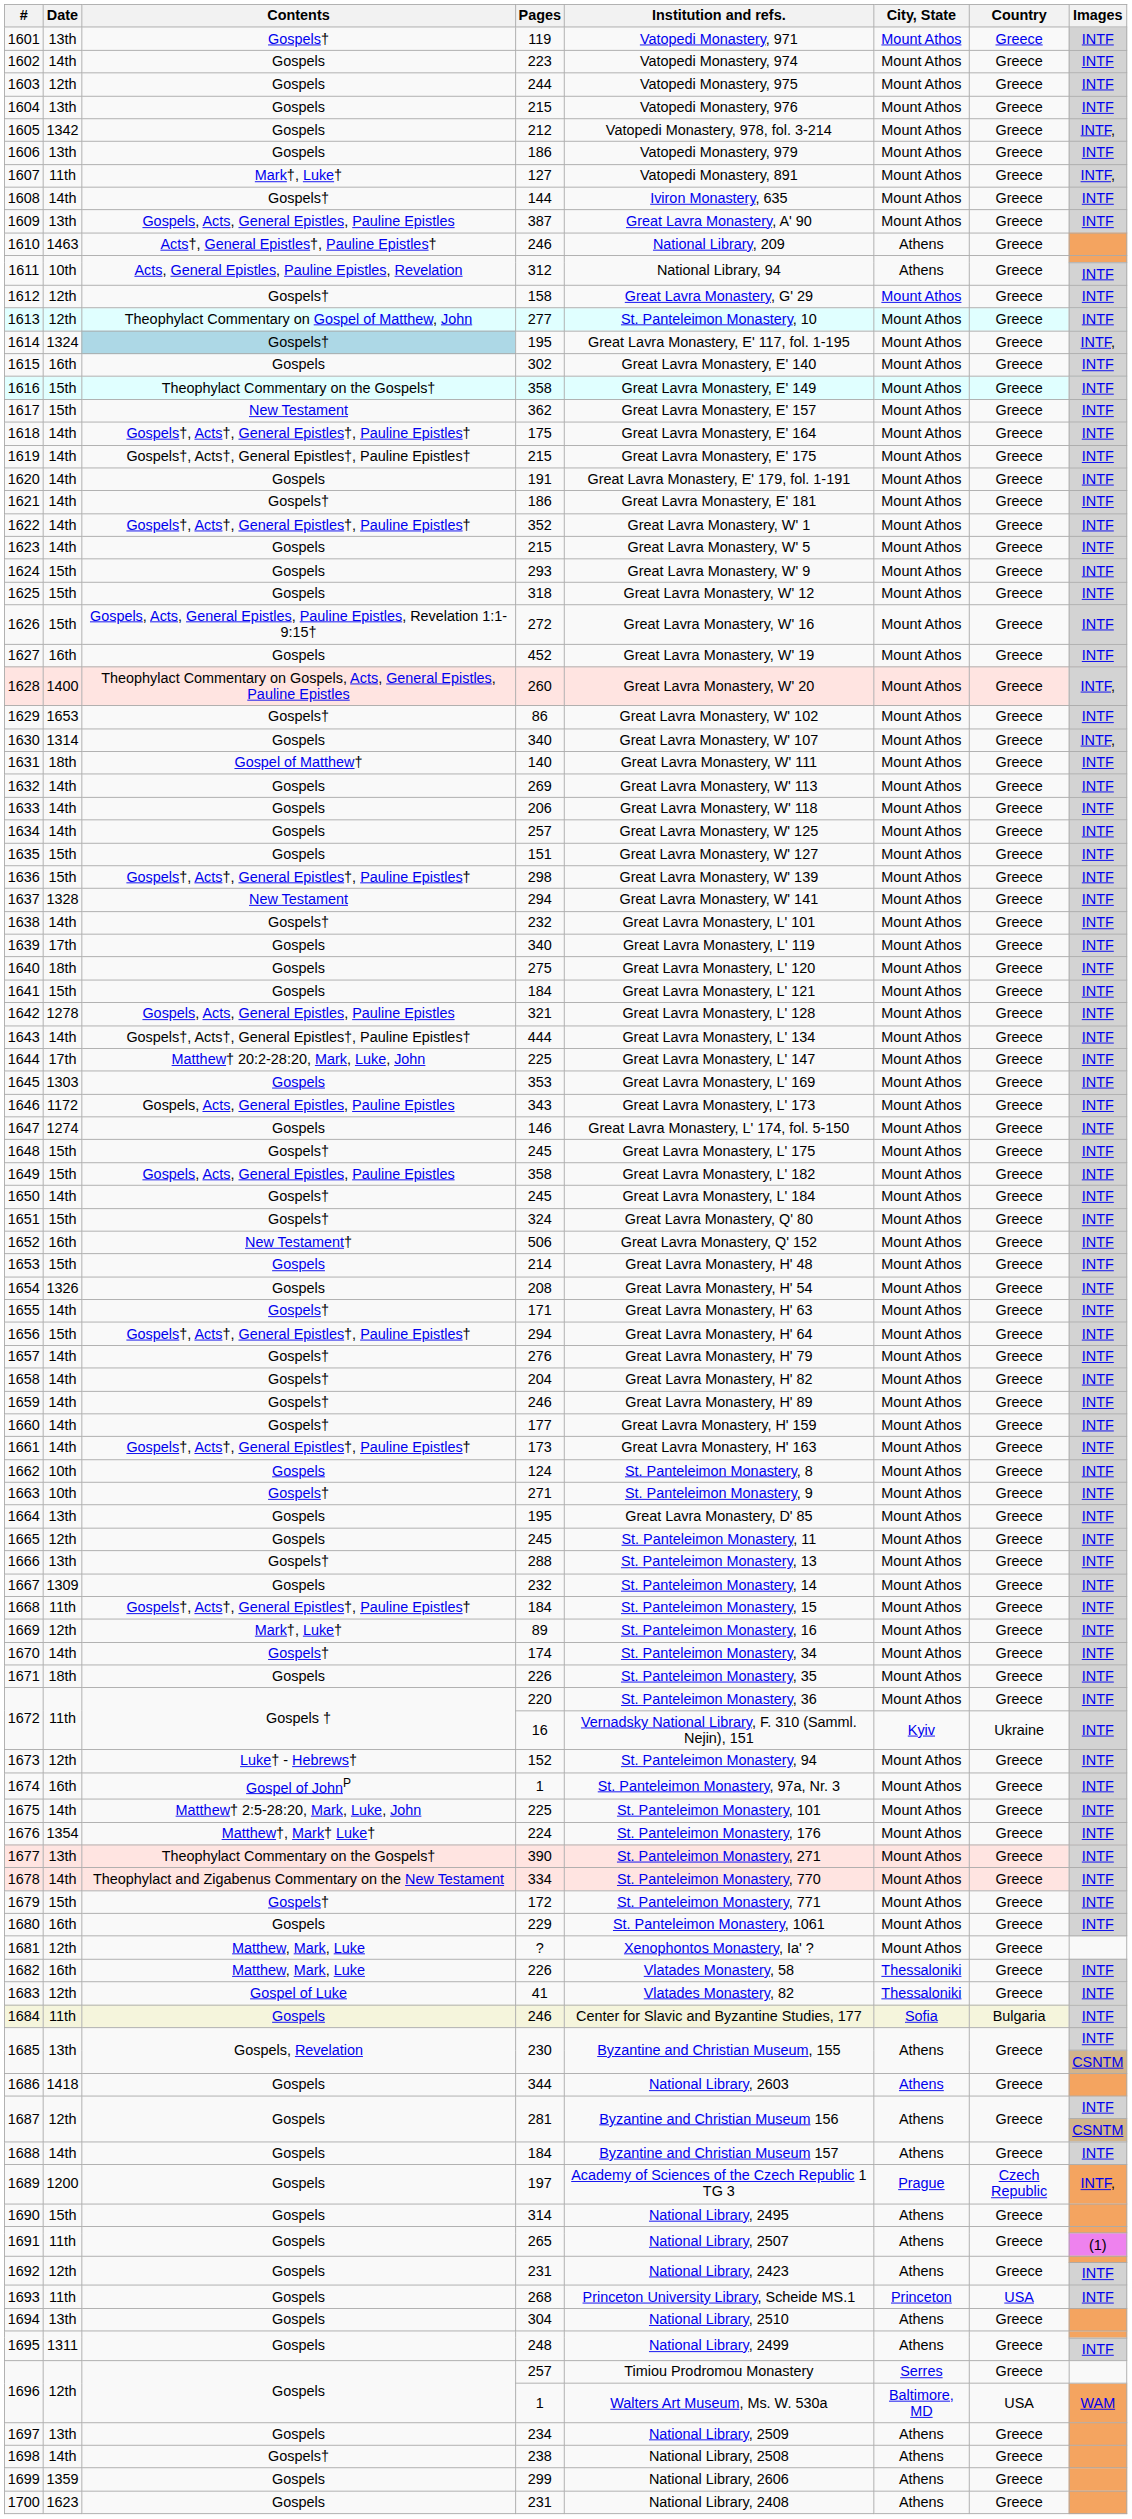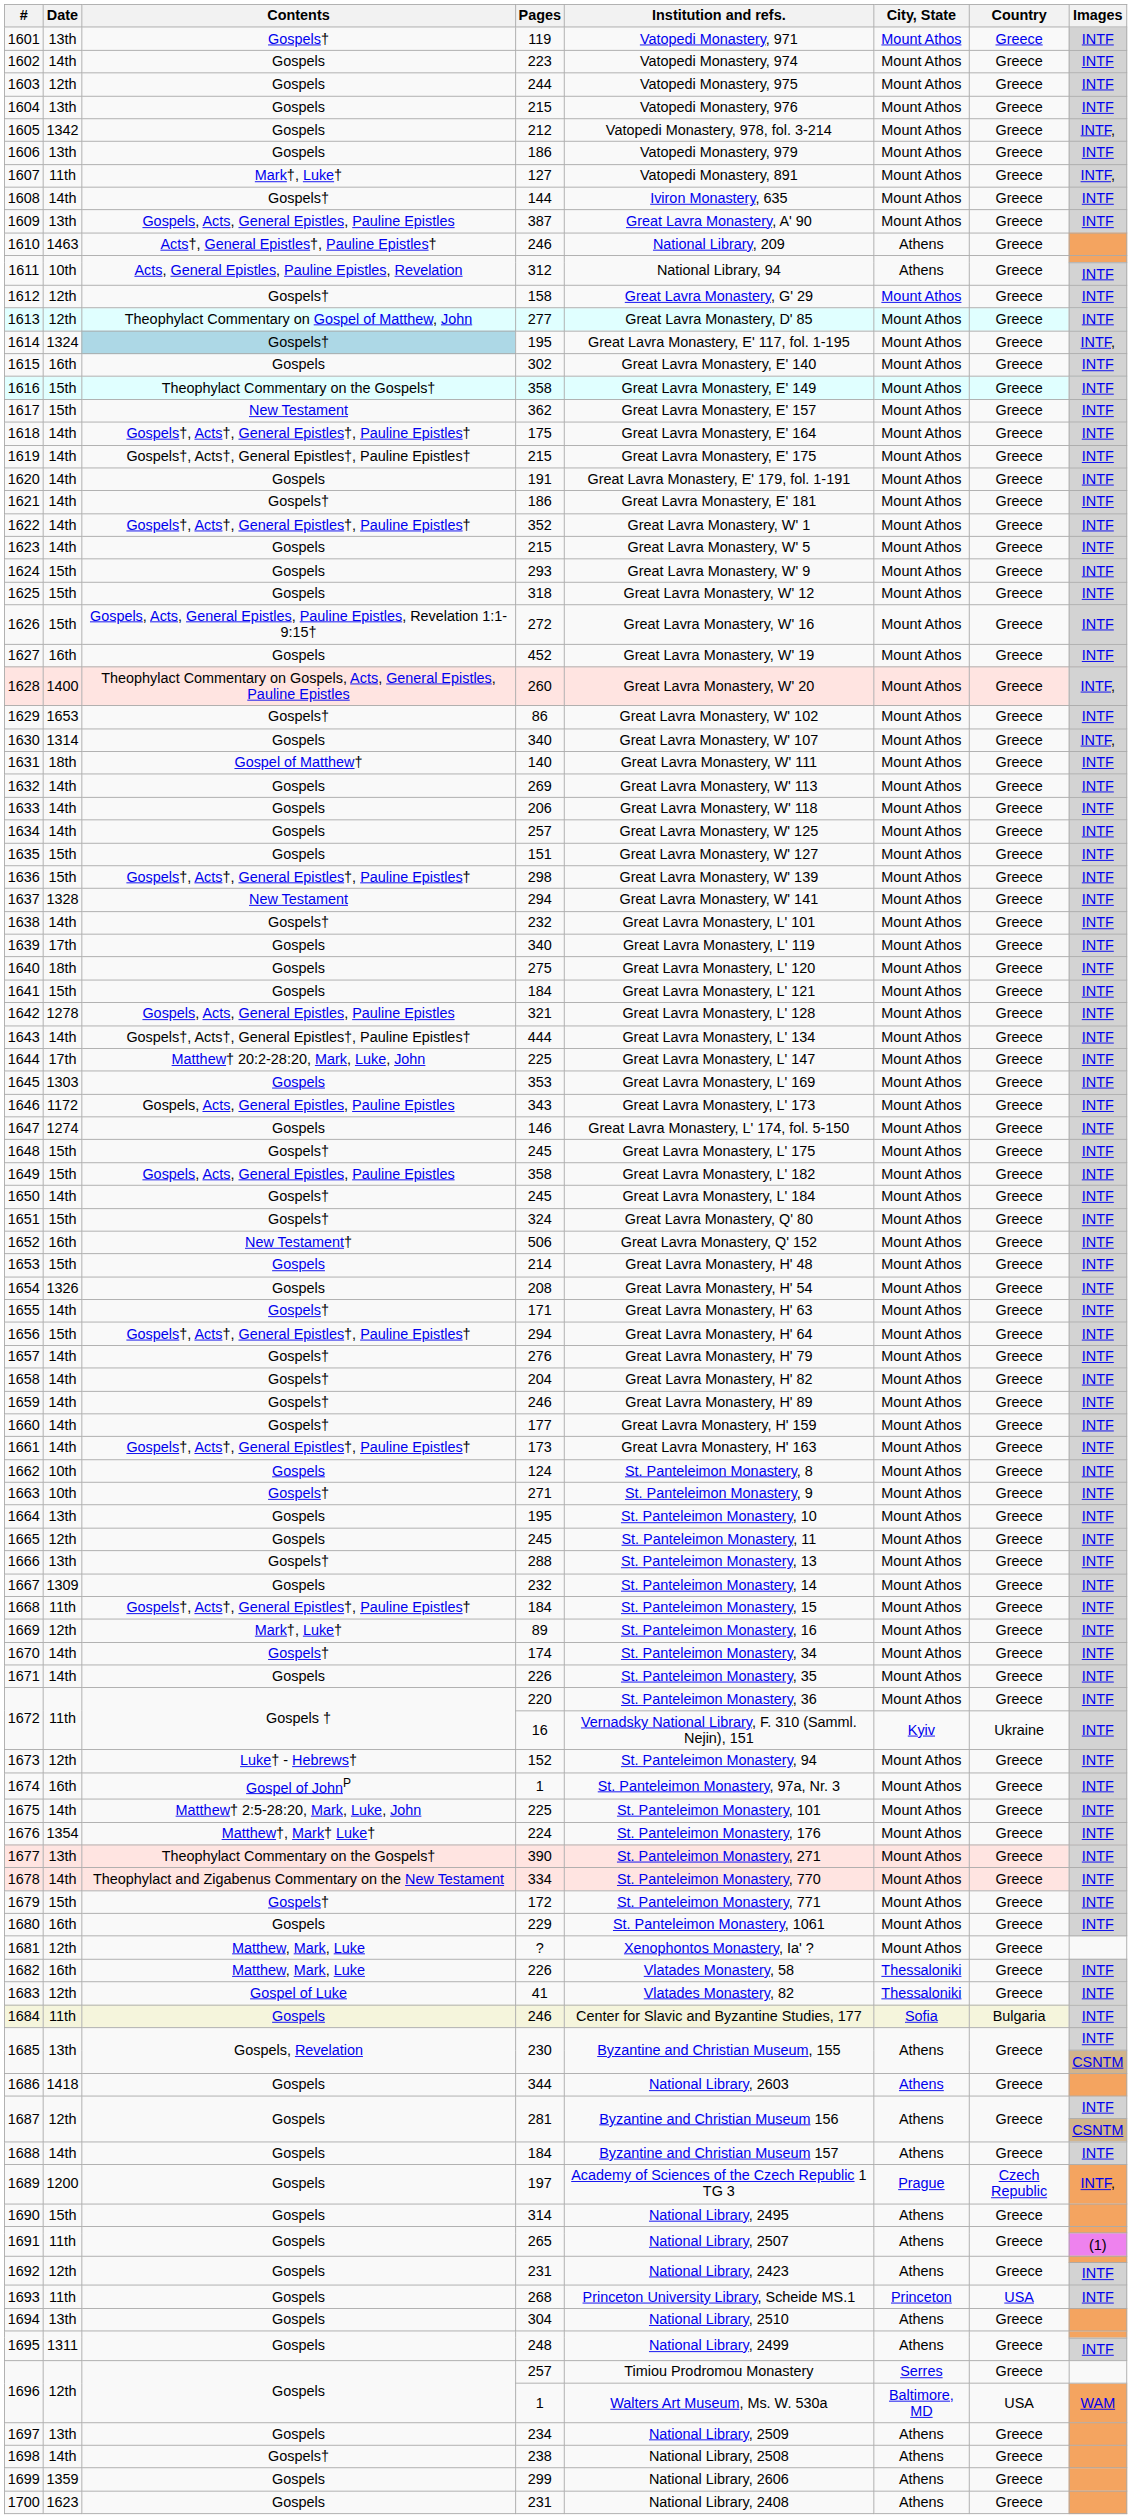(719, 319) St. Panteleimon Monastery, 10 -> (719, 319) Great Lavra Monastery, D' 85
(719, 1516) Great Lavra Monastery, D' 85 -> (719, 1516) St. Panteleimon Monastery, 10
(62, 1676) 18th -> (62, 1676) 14th
